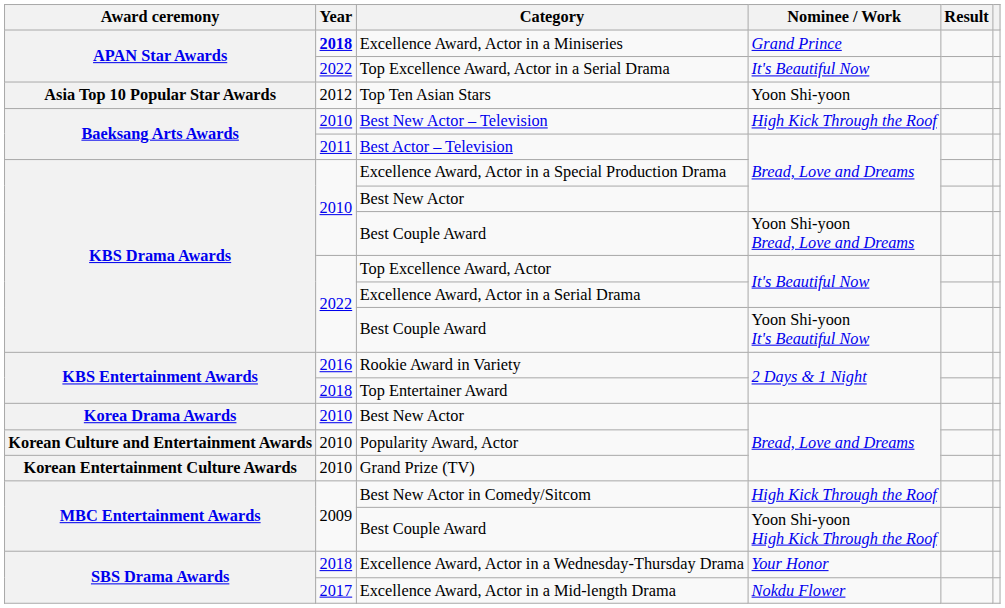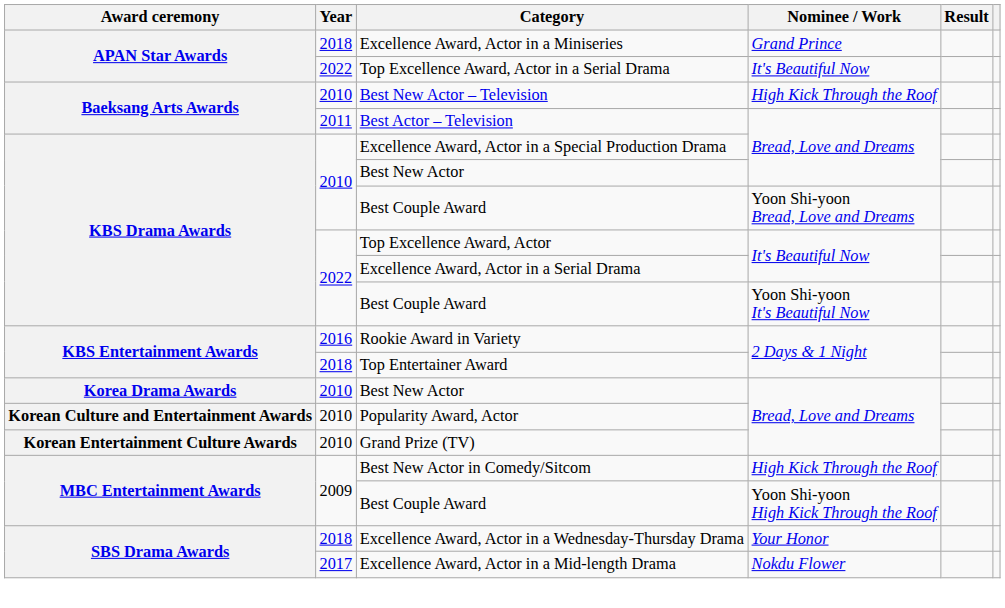(336, 43) bold -> (336, 43) normal
- row: (425, 95)
